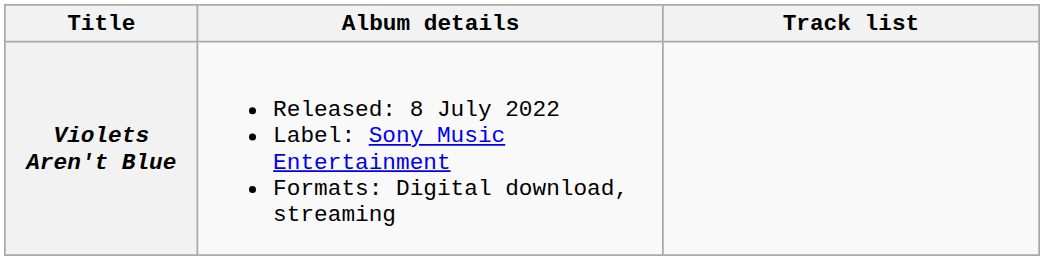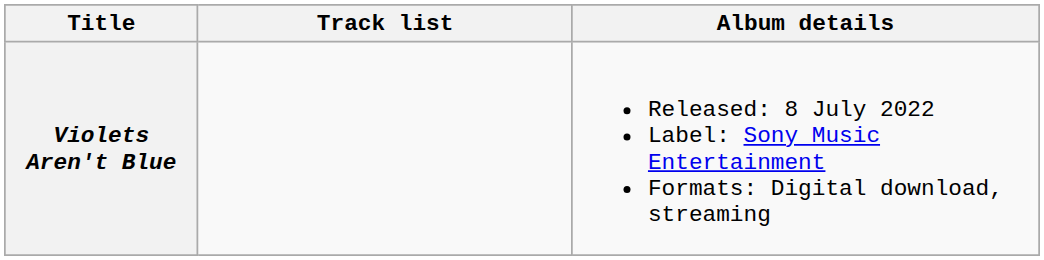columns swapped: (431, 23) <-> (851, 23)
